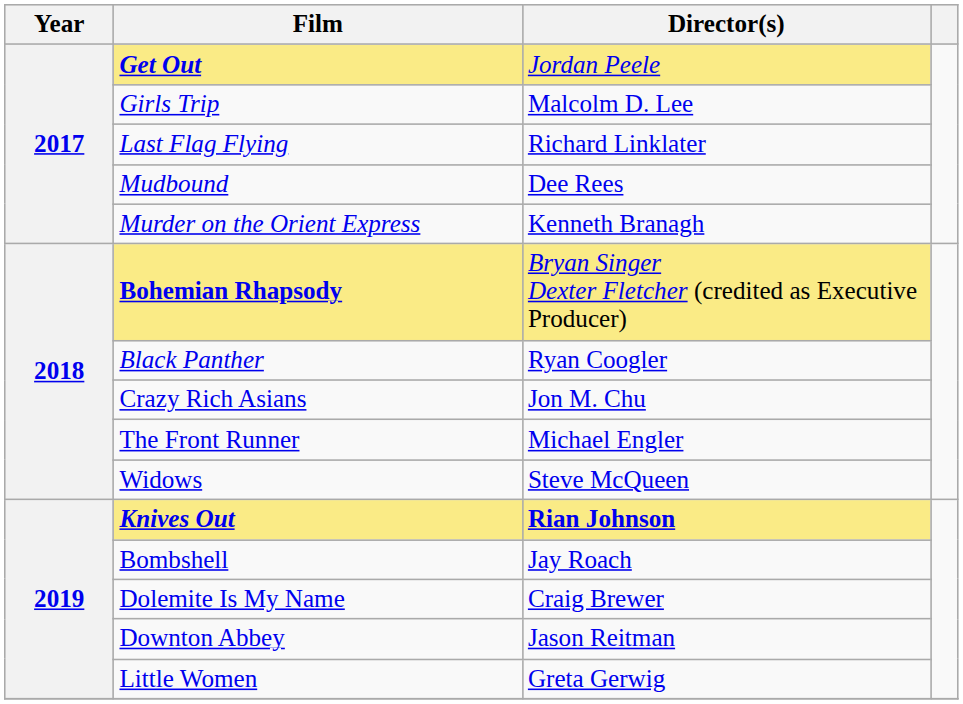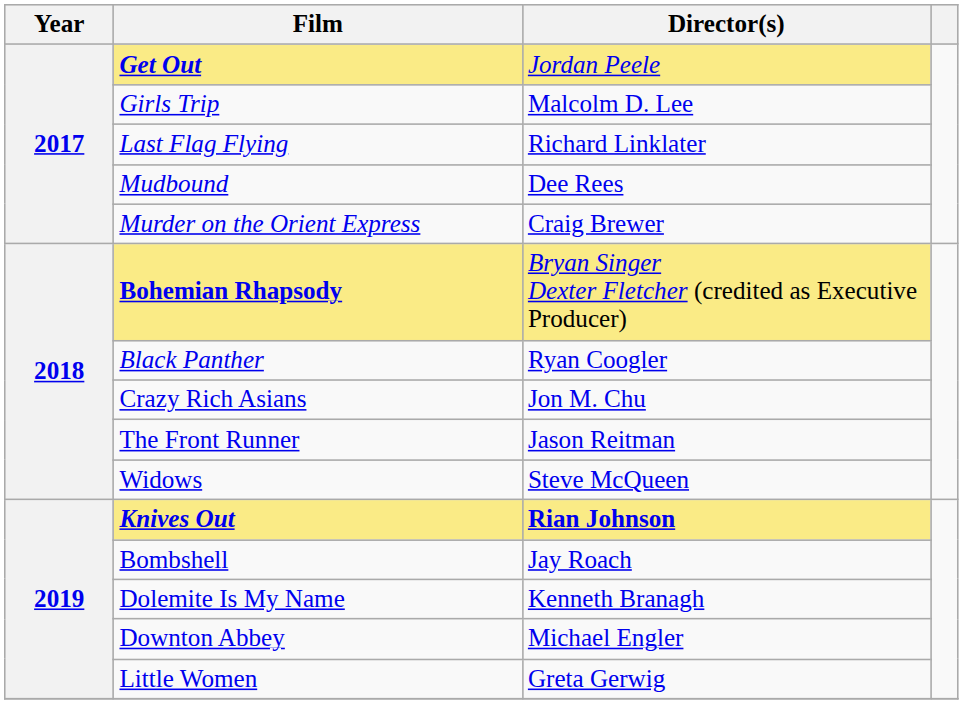(616, 223) Kenneth Branagh -> (596, 223) Craig Brewer
(606, 439) Michael Engler -> (601, 439) Jason Reitman
(596, 598) Craig Brewer -> (616, 598) Kenneth Branagh
(601, 638) Jason Reitman -> (606, 638) Michael Engler
